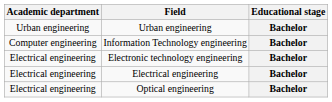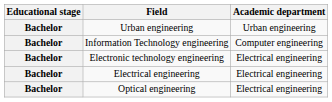columns swapped: (288, 12) <-> (53, 12)
